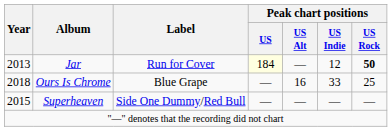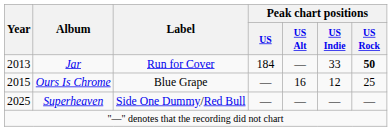(265, 63) lightyellow background -> (265, 63) no background
(335, 63) 12 -> (335, 63) 33
(19, 82) 2018 -> (19, 82) 2015
(335, 82) 33 -> (335, 82) 12
(19, 100) 2015 -> (19, 100) 2025
